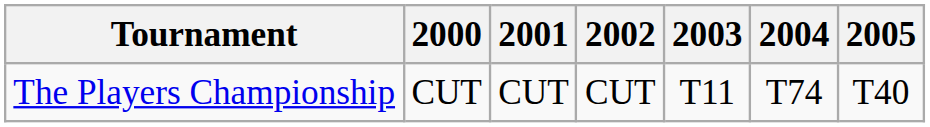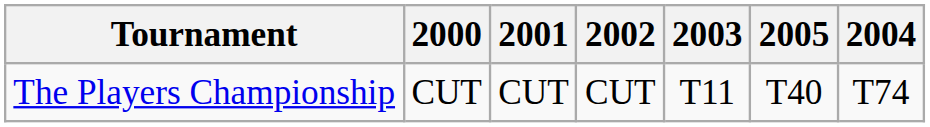columns swapped: (794, 33) <-> (881, 33)
